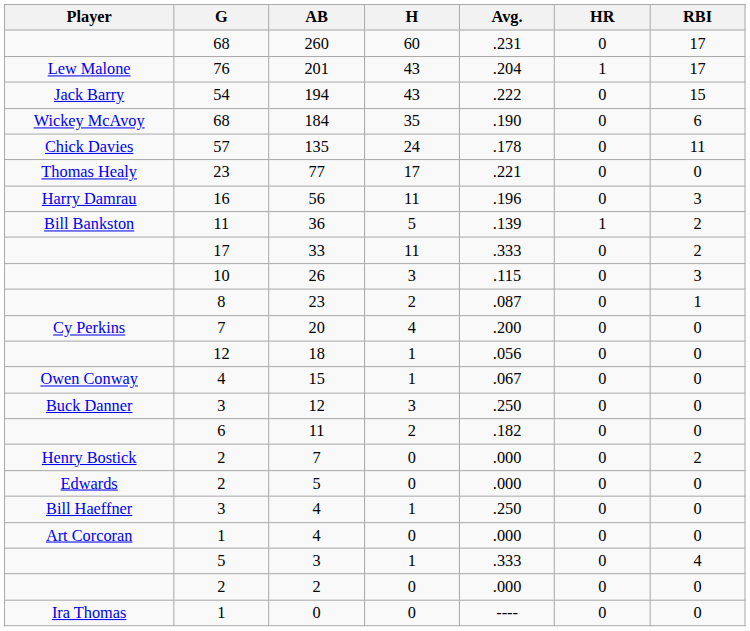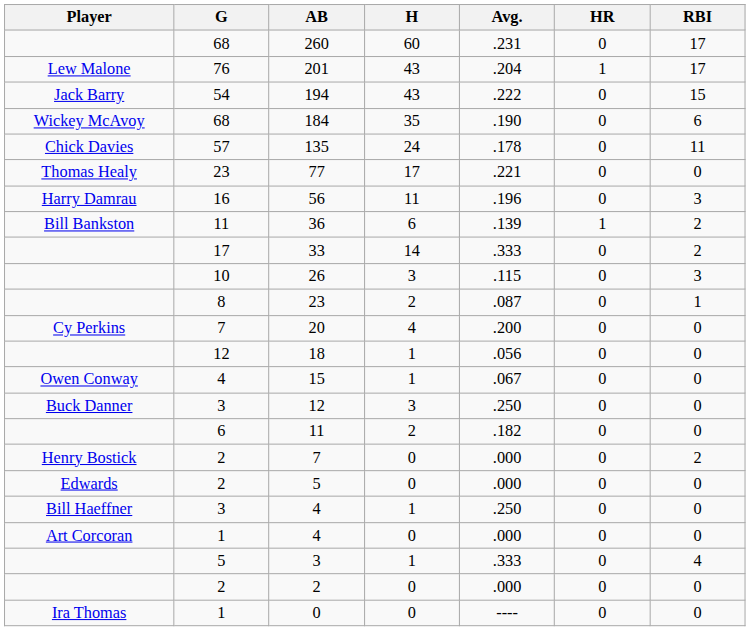(412, 224) 5 -> (412, 224) 6
(412, 250) 11 -> (412, 250) 14
